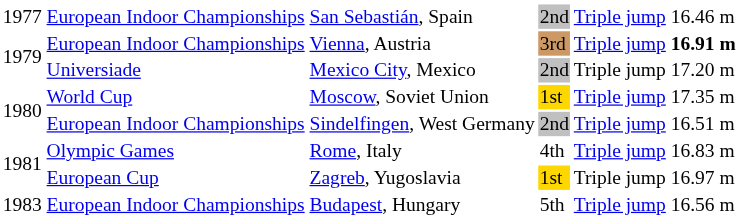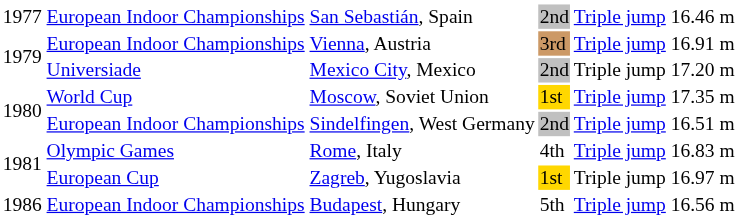(703, 43) bold -> (703, 43) normal
(22, 204) 1983 -> (22, 204) 1986
